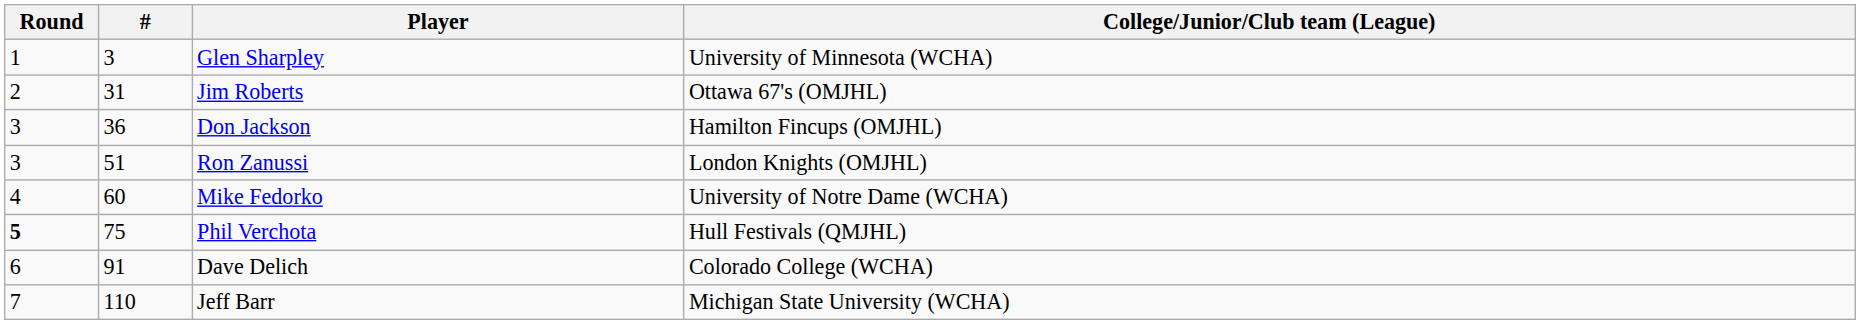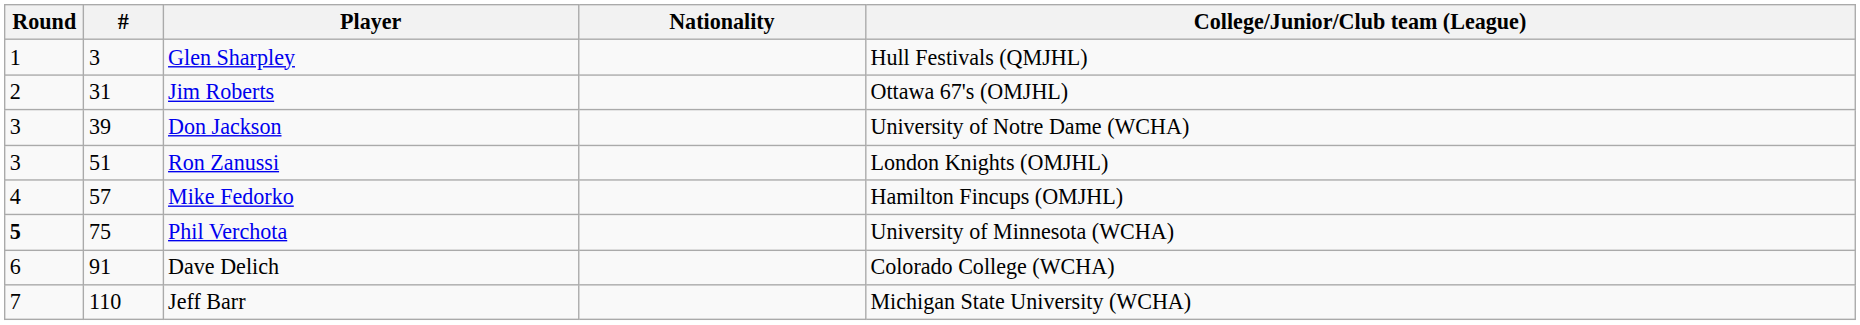+ column: (722, 22)
(841, 57) University of Minnesota (WCHA) -> (979, 57) Hull Festivals (QMJHL)
(114, 127) 36 -> (100, 127) 39
(815, 127) Hamilton Fincups (OMJHL) -> (1030, 127) University of Notre Dame (WCHA)
(114, 197) 60 -> (100, 197) 57
(848, 197) University of Notre Dame (WCHA) -> (997, 197) Hamilton Fincups (OMJHL)
(797, 232) Hull Festivals (QMJHL) -> (1022, 232) University of Minnesota (WCHA)
